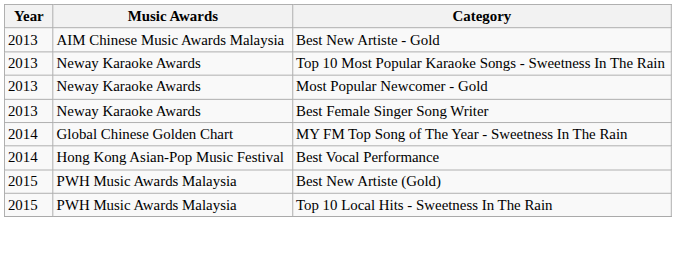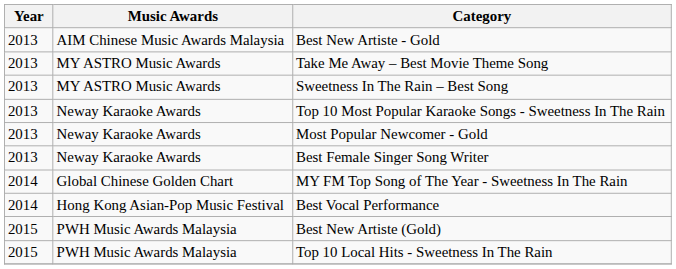+ row: (422, 63)
+ row: (402, 87)
